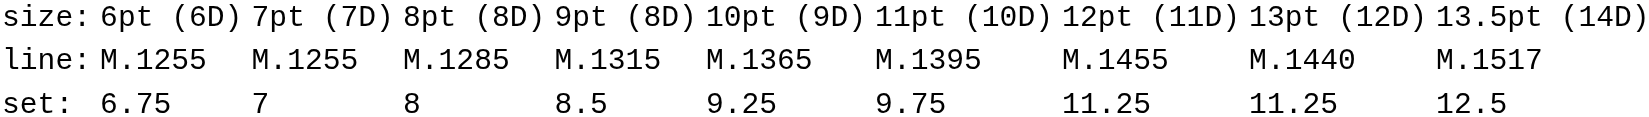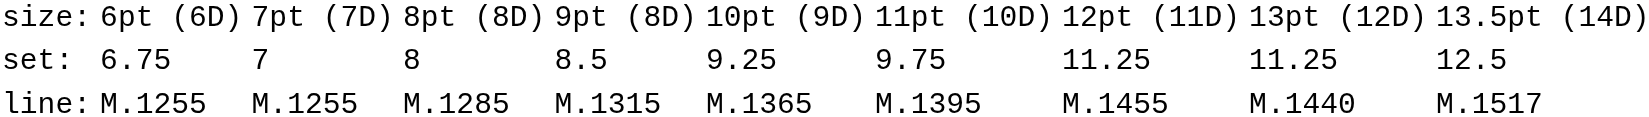rows swapped: (38, 105) <-> (47, 61)
